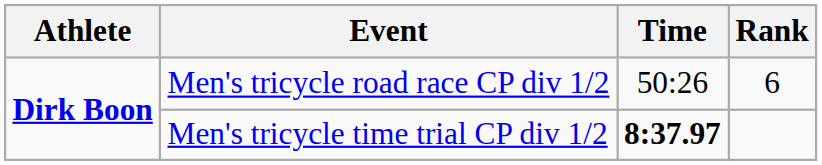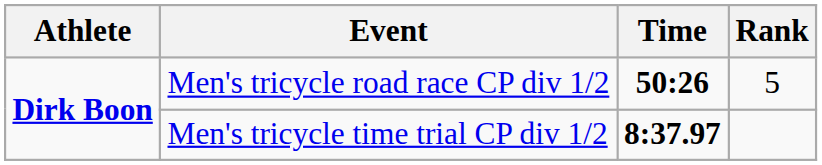(672, 82) normal -> (672, 82) bold
(772, 82) 6 -> (772, 82) 5
